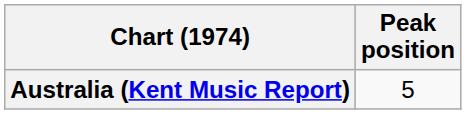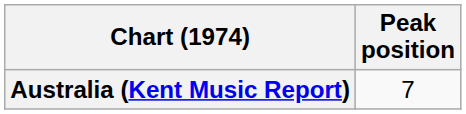(408, 89) 5 -> (408, 89) 7
